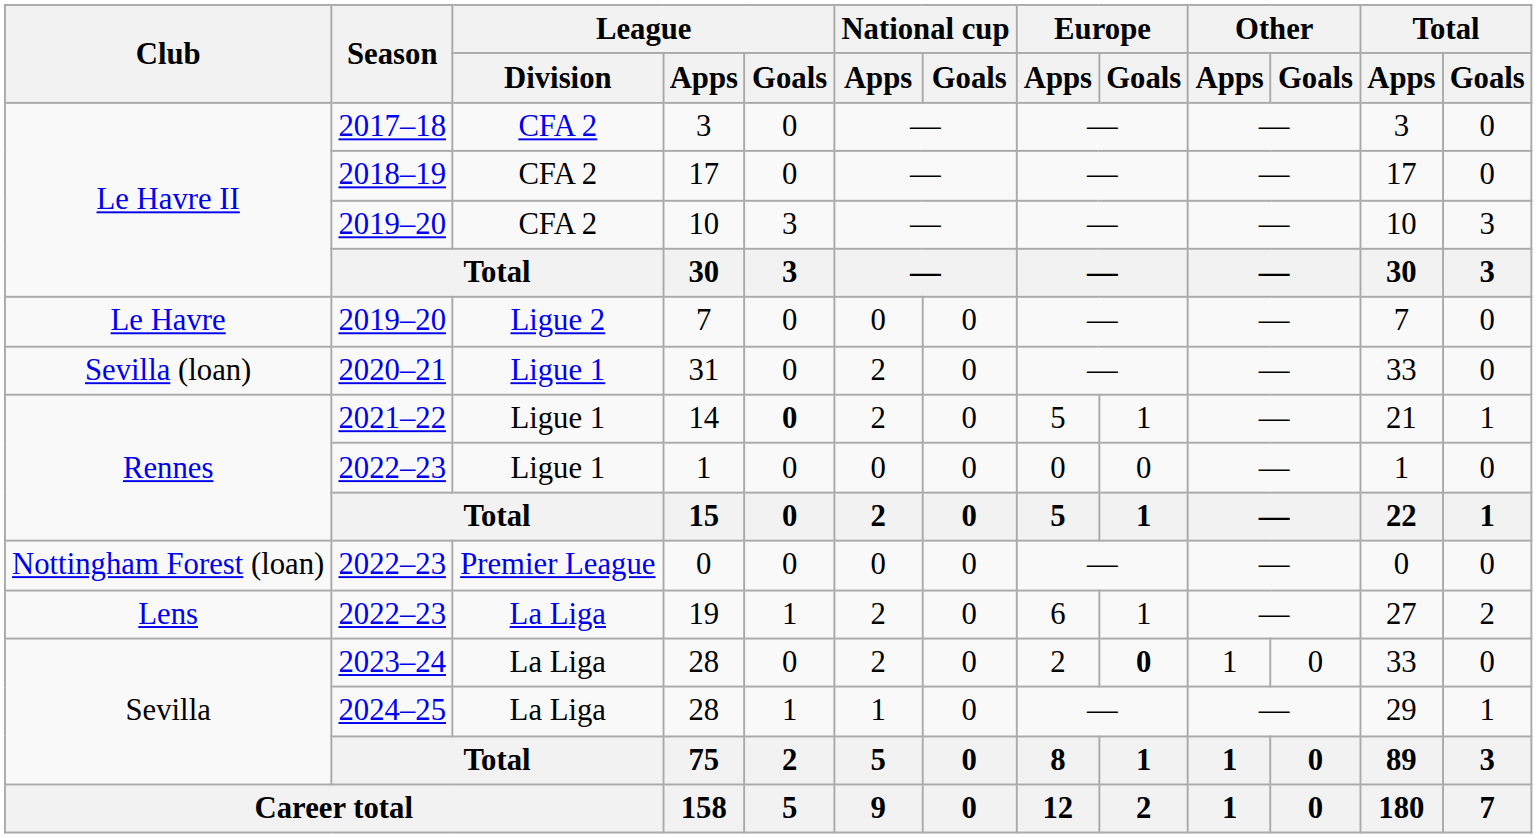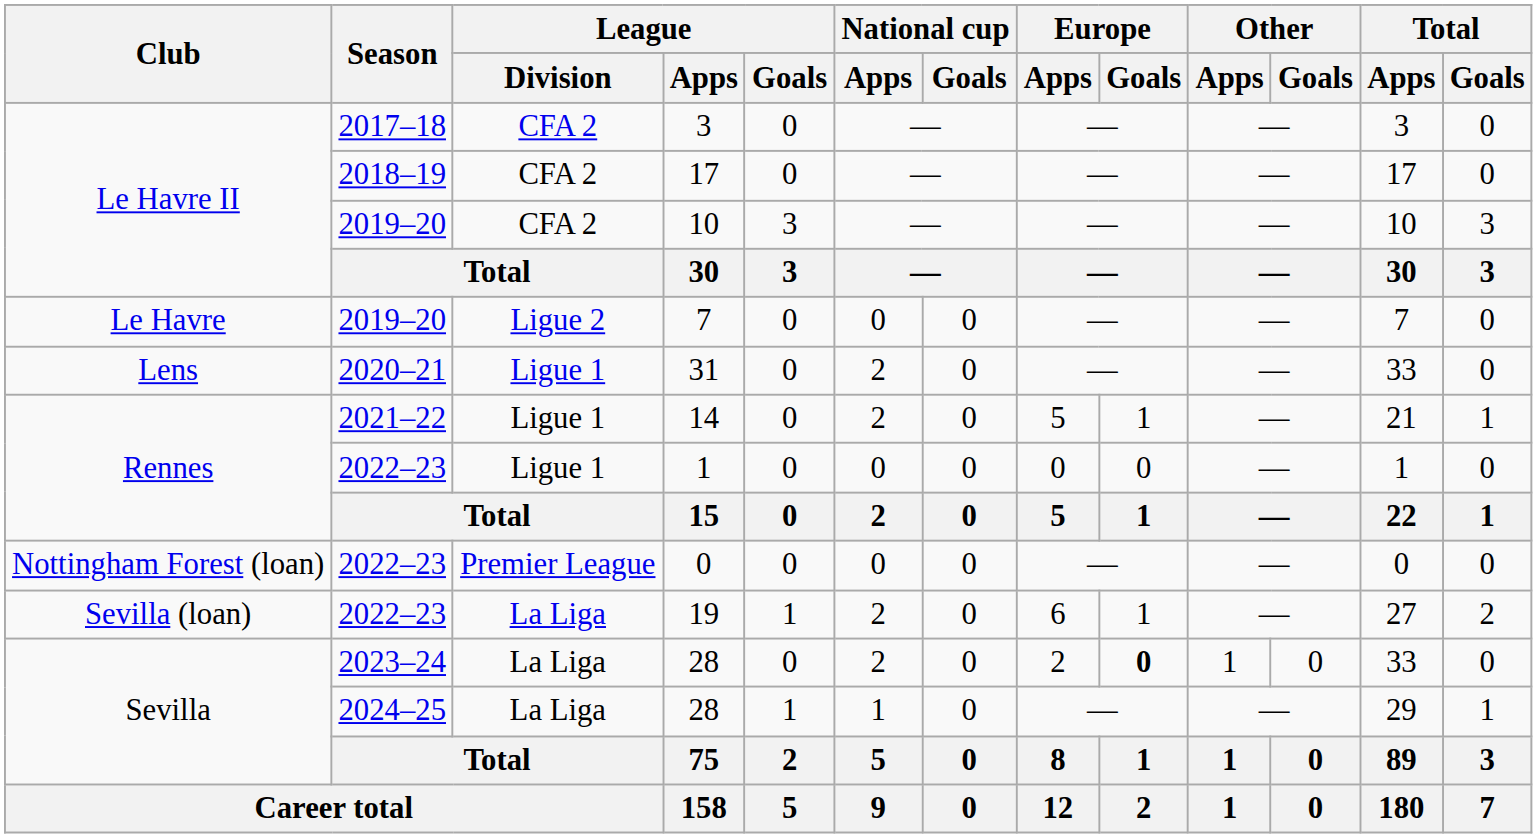(168, 369) Sevilla (loan) -> (168, 369) Lens
(790, 418) bold -> (790, 418) normal
(168, 613) Lens -> (168, 613) Sevilla (loan)
